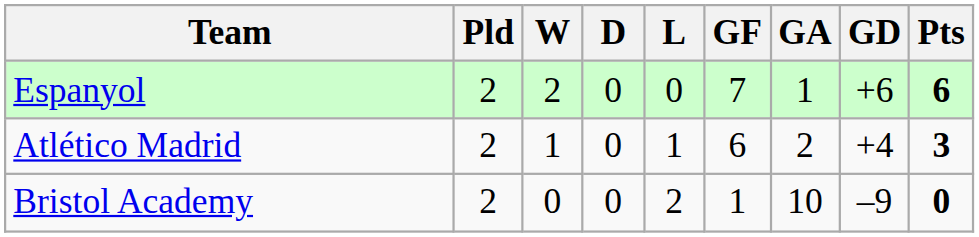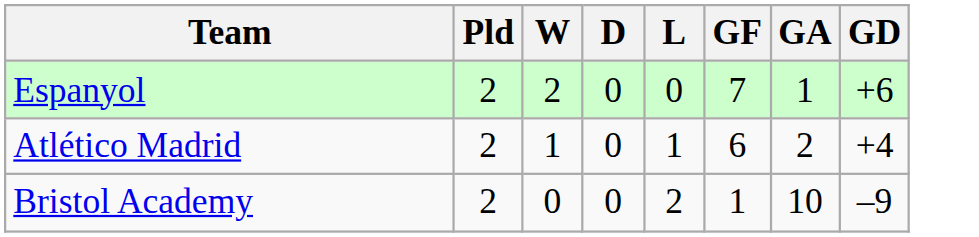- column: (941, 32)
